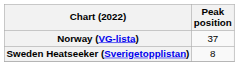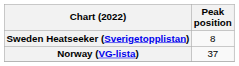rows swapped: (98, 38) <-> (98, 54)
